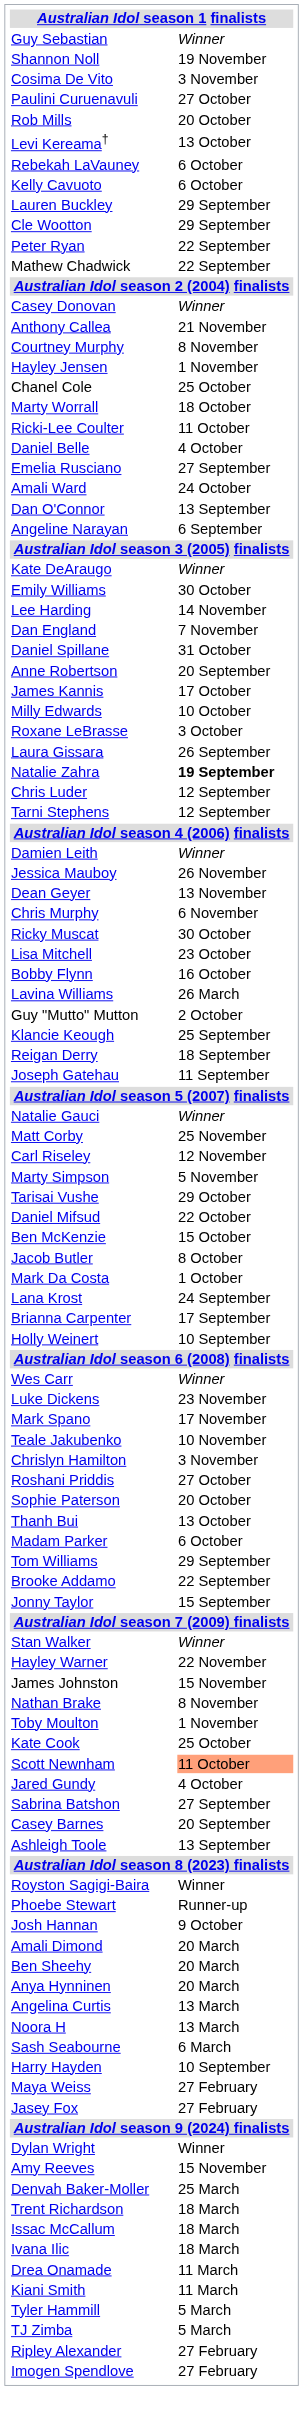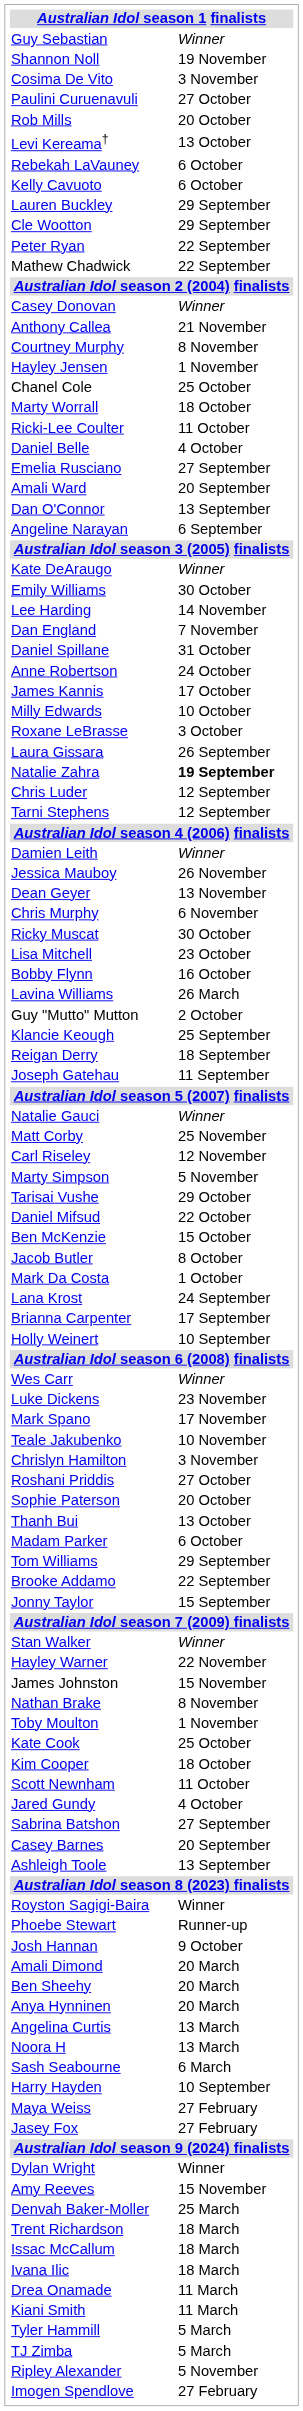(214, 488) 24 October -> (224, 488) 20 September
(224, 670) 20 September -> (214, 670) 24 October
+ row: (50, 1763)
(214, 1763) lightsalmon background -> (214, 1783) no background
(218, 2350) 27 February -> (218, 2370) 5 November
